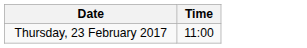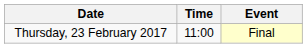+ column: (262, 14)
